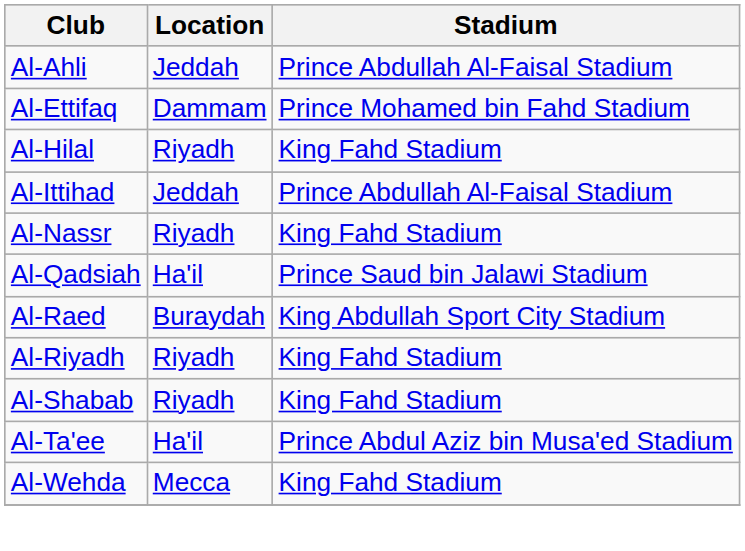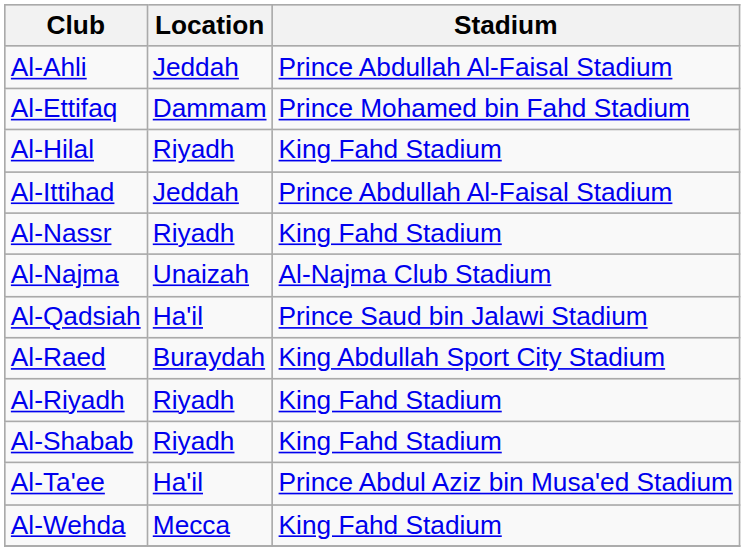+ row: (65, 274)
